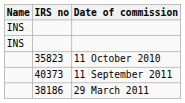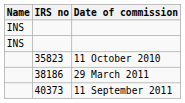rows swapped: (49, 91) <-> (49, 75)
